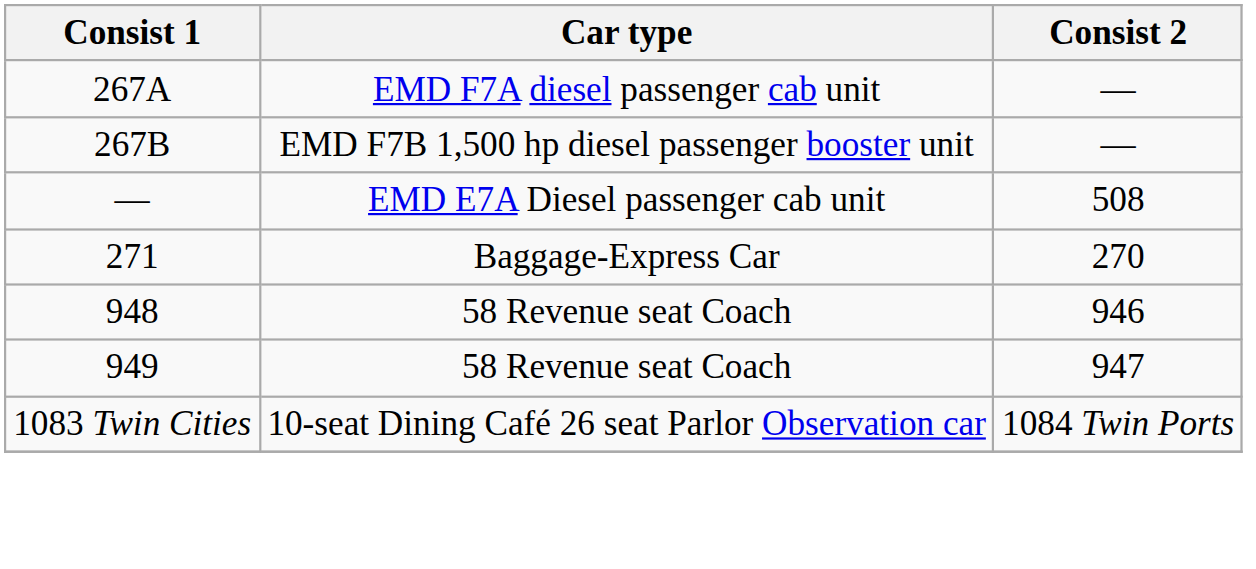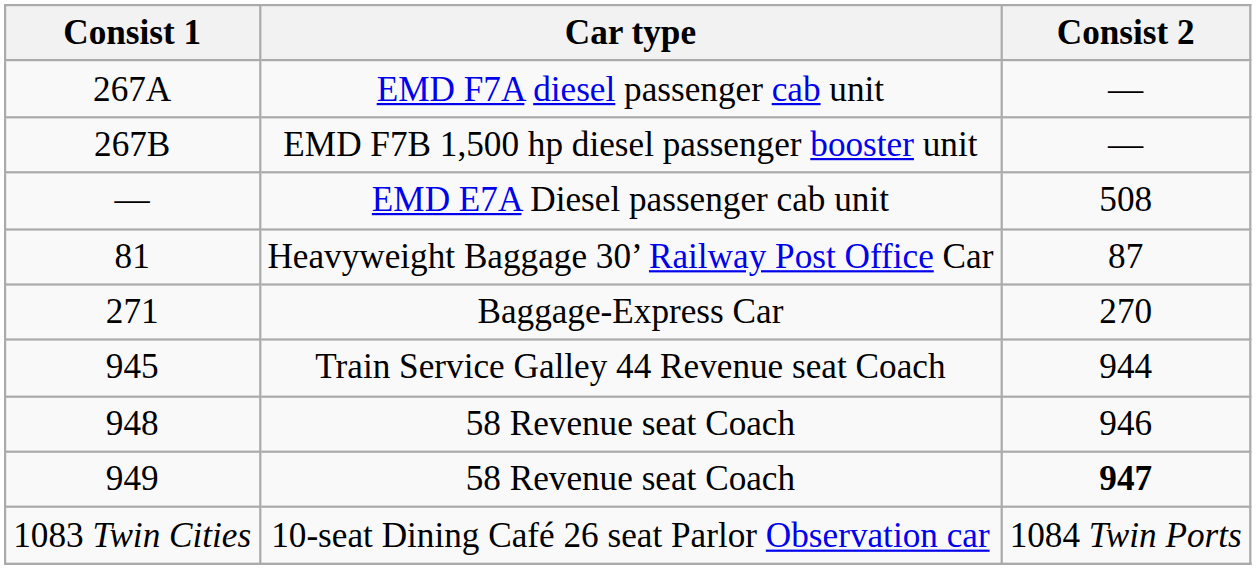+ row: (132, 255)
+ row: (132, 367)
(1118, 367) normal -> (1126, 479) bold
